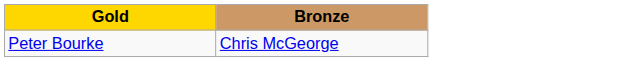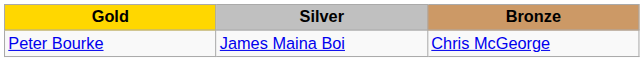+ column: (322, 17)
